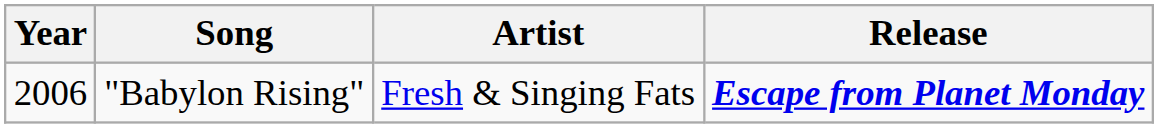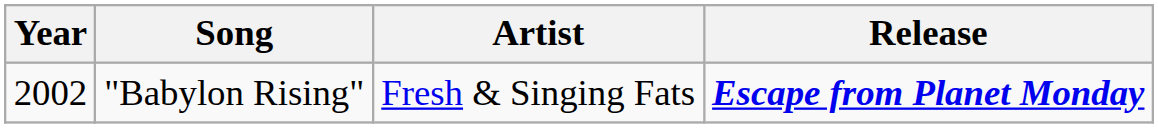(50, 92) 2006 -> (50, 92) 2002
